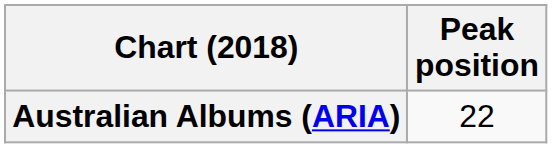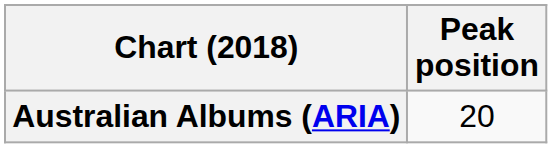(477, 116) 22 -> (477, 116) 20
